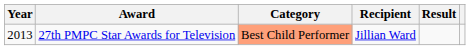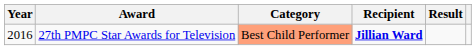(20, 34) 2013 -> (20, 34) 2016
(385, 34) normal -> (389, 34) bold
